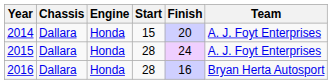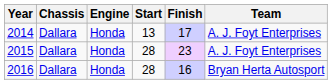(148, 33) 15 -> (148, 33) 13
(185, 33) 20 -> (185, 33) 17
(185, 51) 24 -> (185, 51) 23
